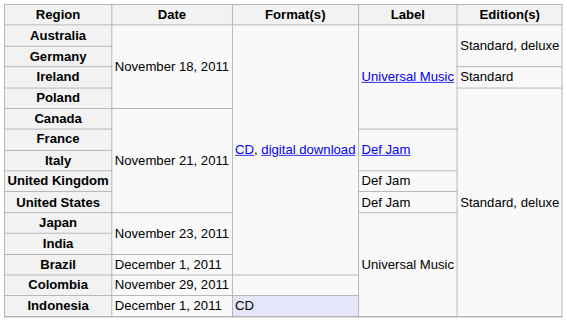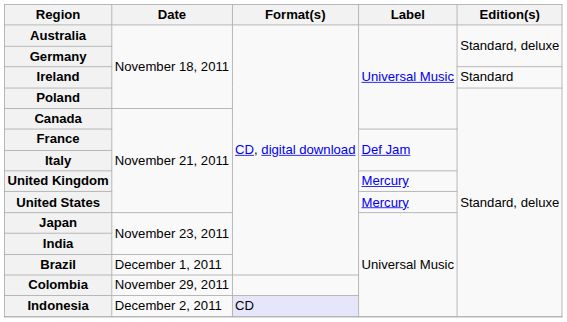(386, 181) Def Jam -> (385, 181) Mercury
(386, 202) Def Jam -> (385, 202) Mercury
(168, 306) December 1, 2011 -> (168, 306) December 2, 2011
